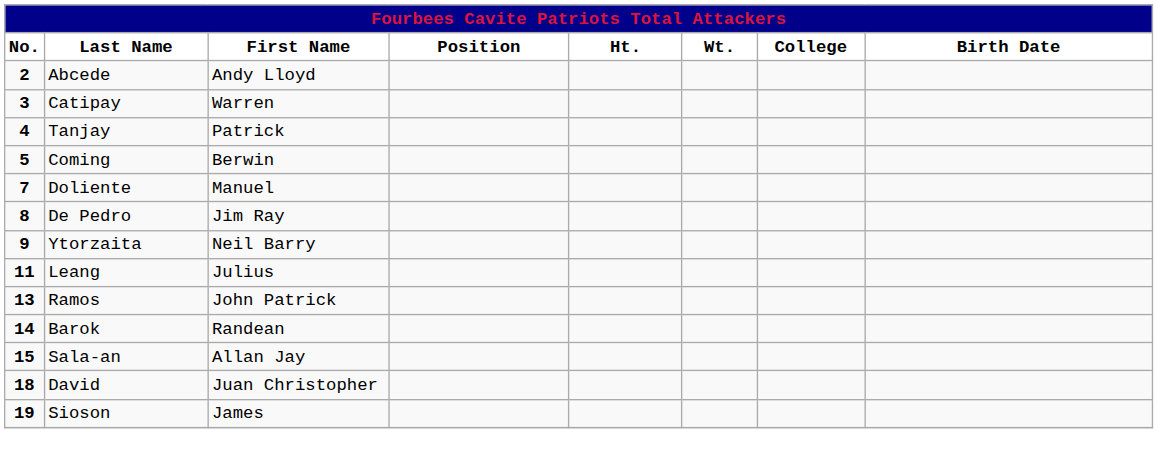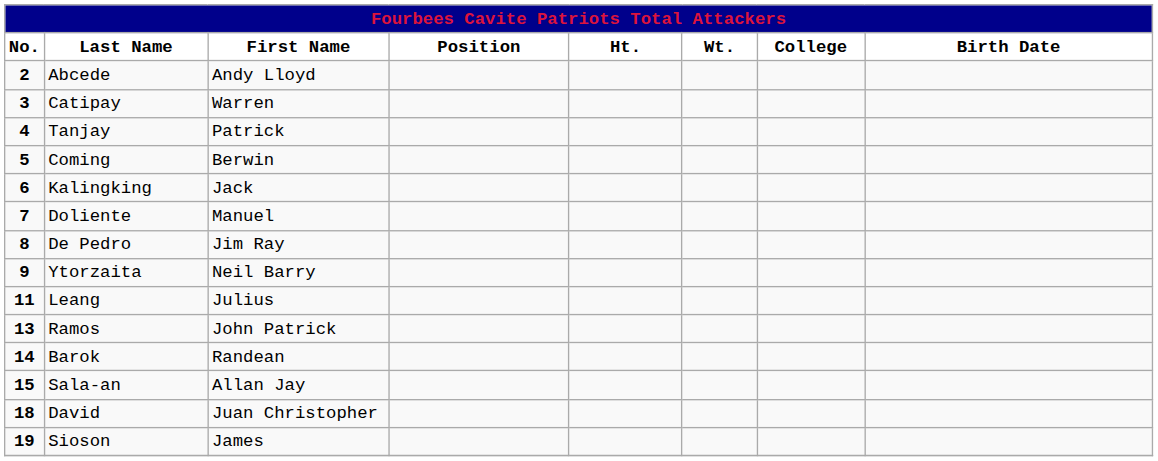+ row: (100, 188)
